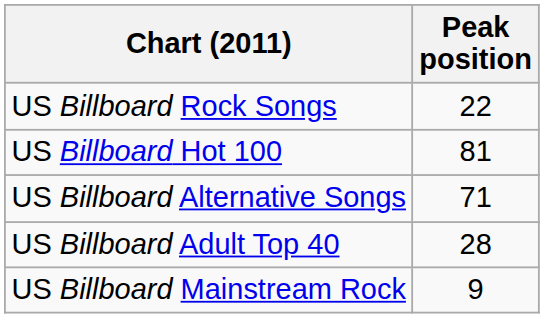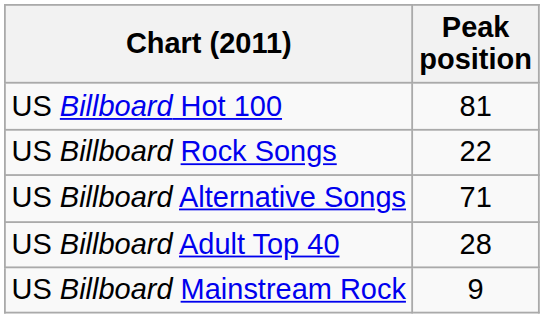rows swapped: (147, 151) <-> (174, 105)
